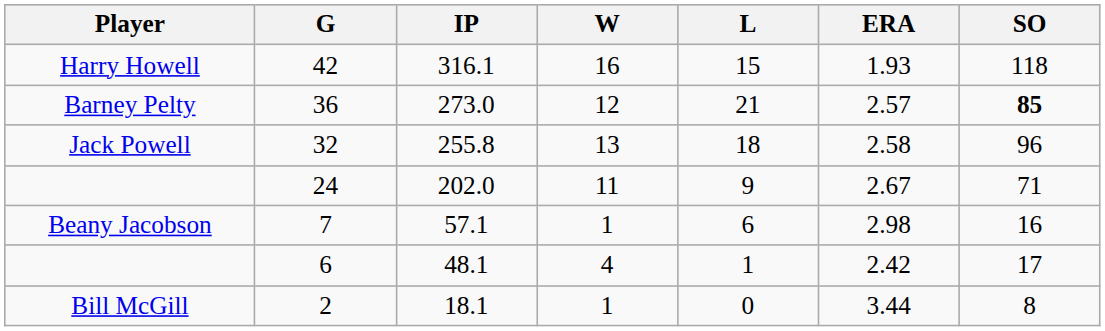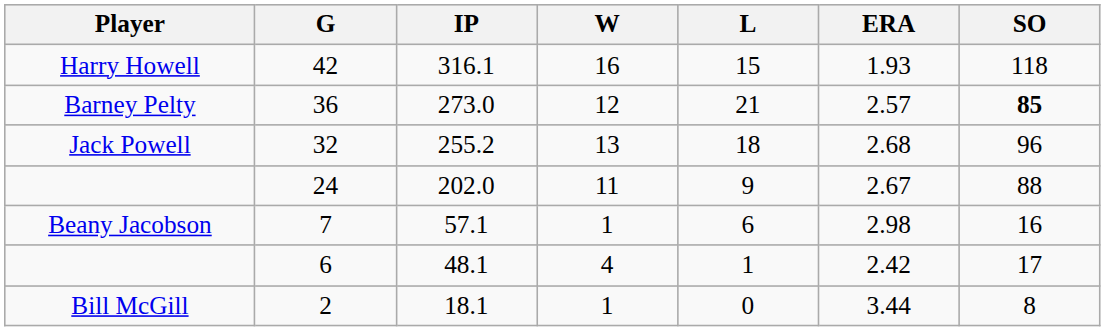(466, 144) 255.8 -> (466, 144) 255.2
(889, 144) 2.58 -> (889, 144) 2.68
(1030, 184) 71 -> (1030, 184) 88
